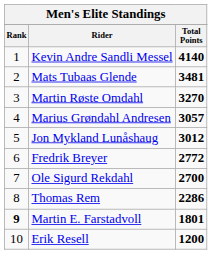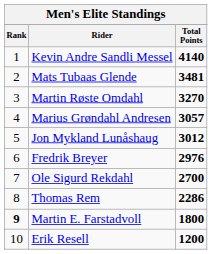(191, 158) 2772 -> (191, 158) 2976
(191, 219) 1801 -> (191, 219) 1800
